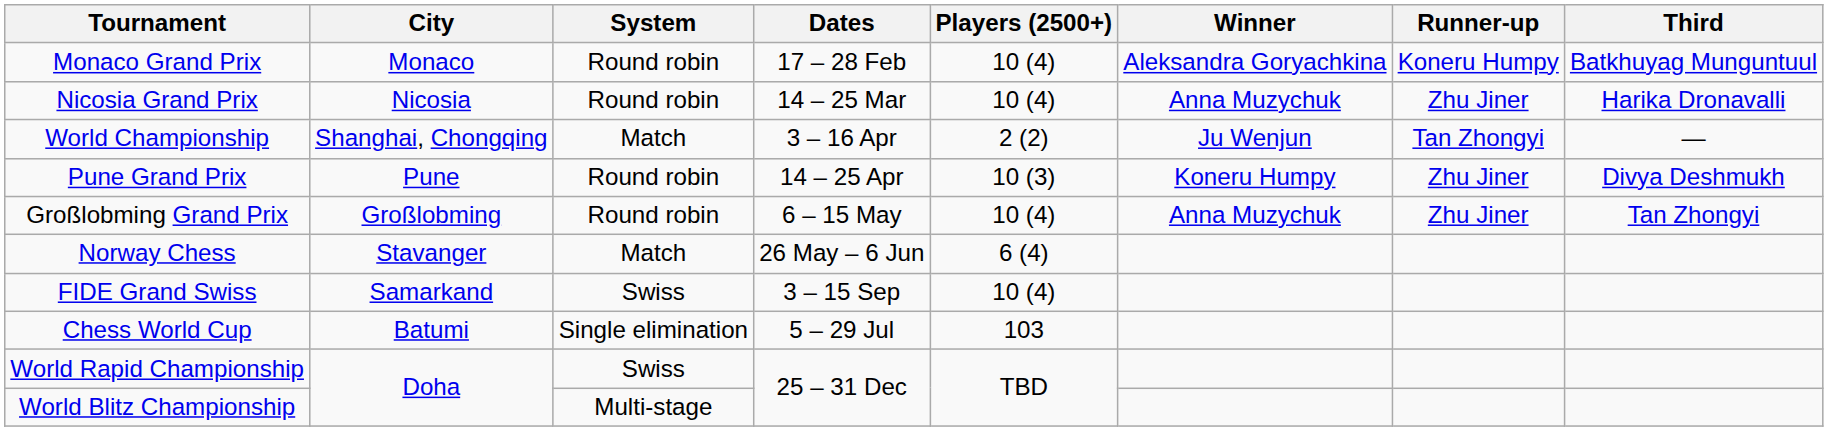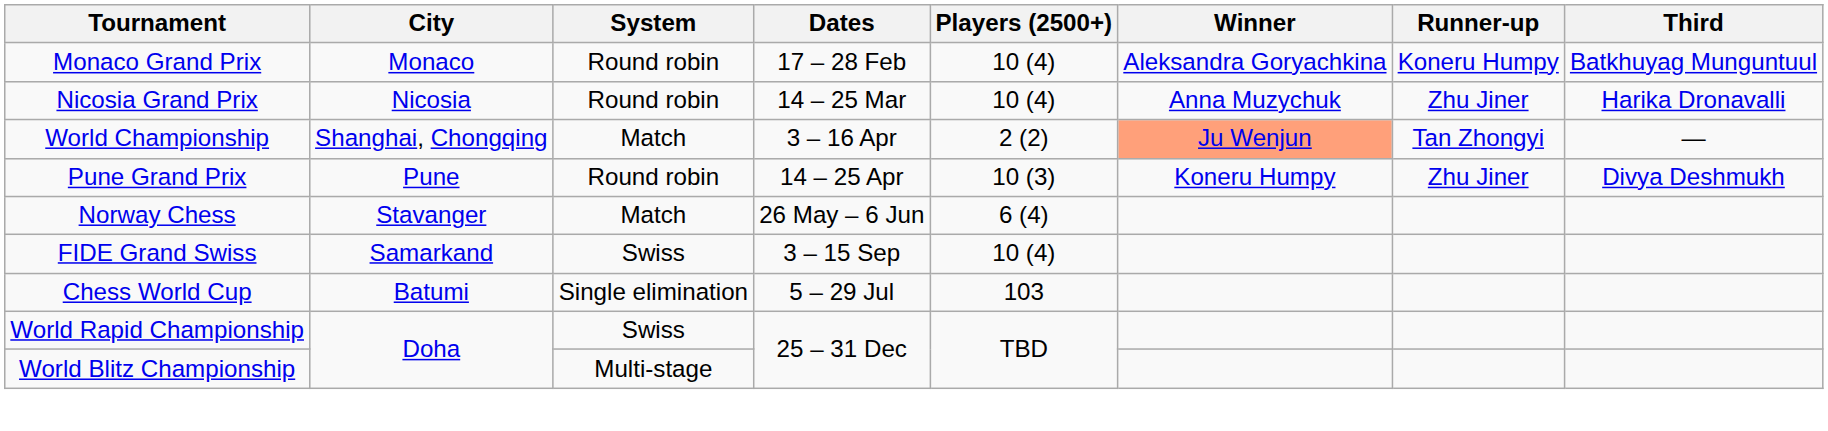(1255, 138) no background -> (1255, 138) lightsalmon background
- row: (157, 215)
